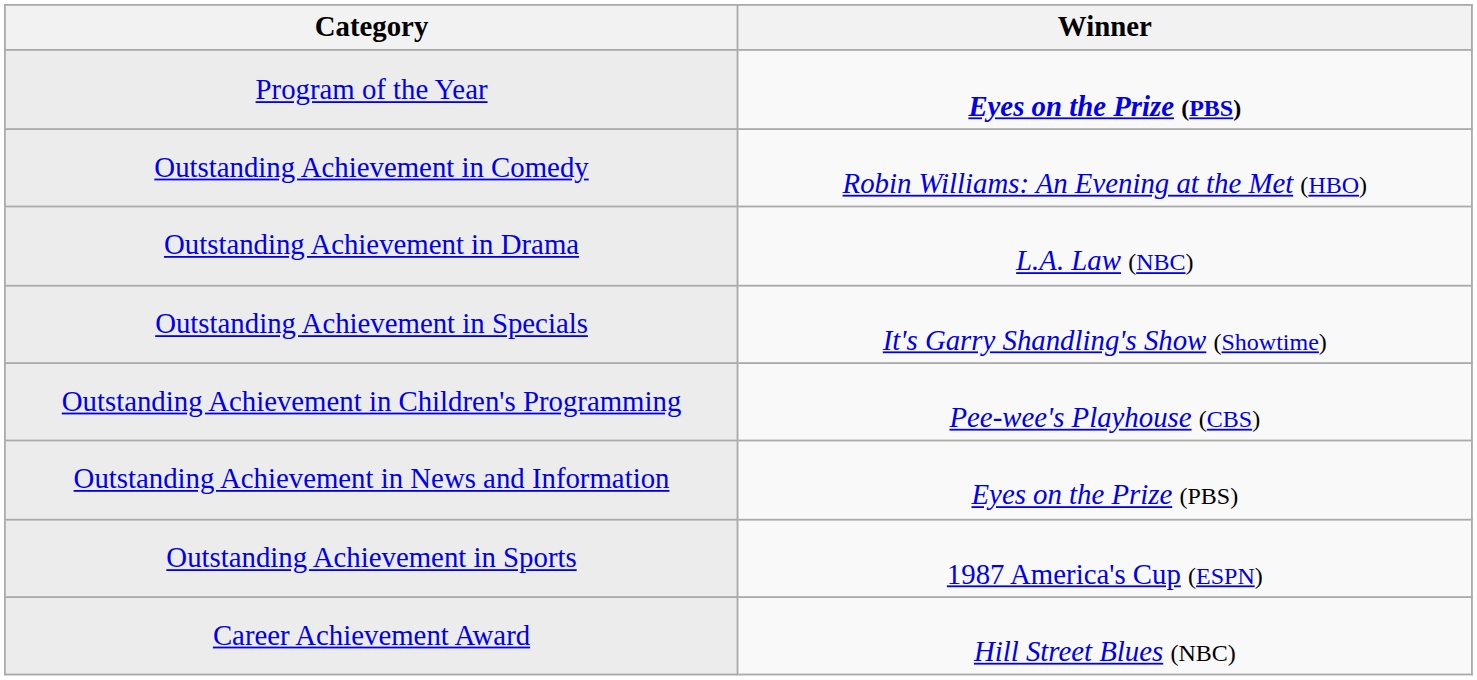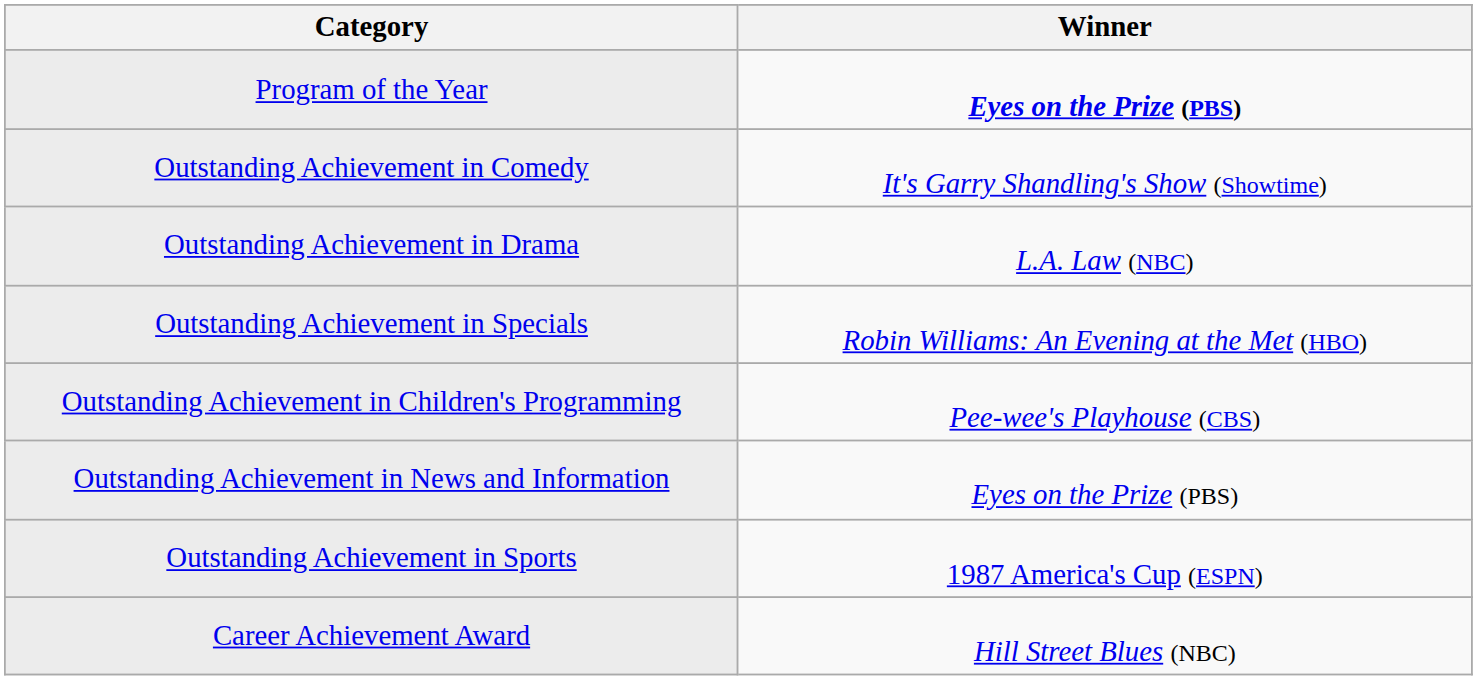(1105, 183) Robin Williams: An Evening at the Met (HBO) -> (1105, 183) It's Garry Shandling's Show (Showtime)
(1105, 339) It's Garry Shandling's Show (Showtime) -> (1105, 339) Robin Williams: An Evening at the Met (HBO)
